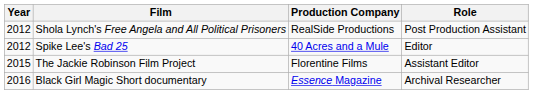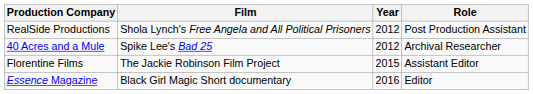columns swapped: (19, 13) <-> (345, 13)
(418, 47) Editor -> (453, 47) Archival Researcher
(453, 81) Archival Researcher -> (418, 81) Editor
